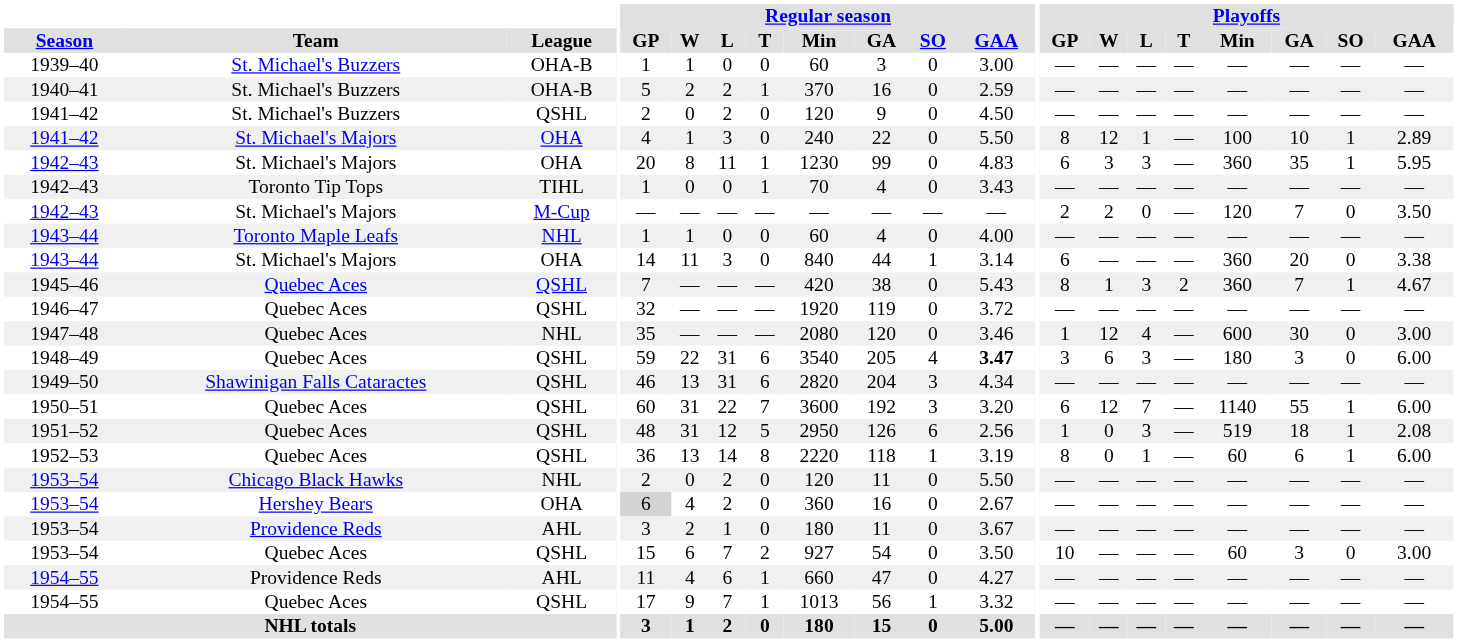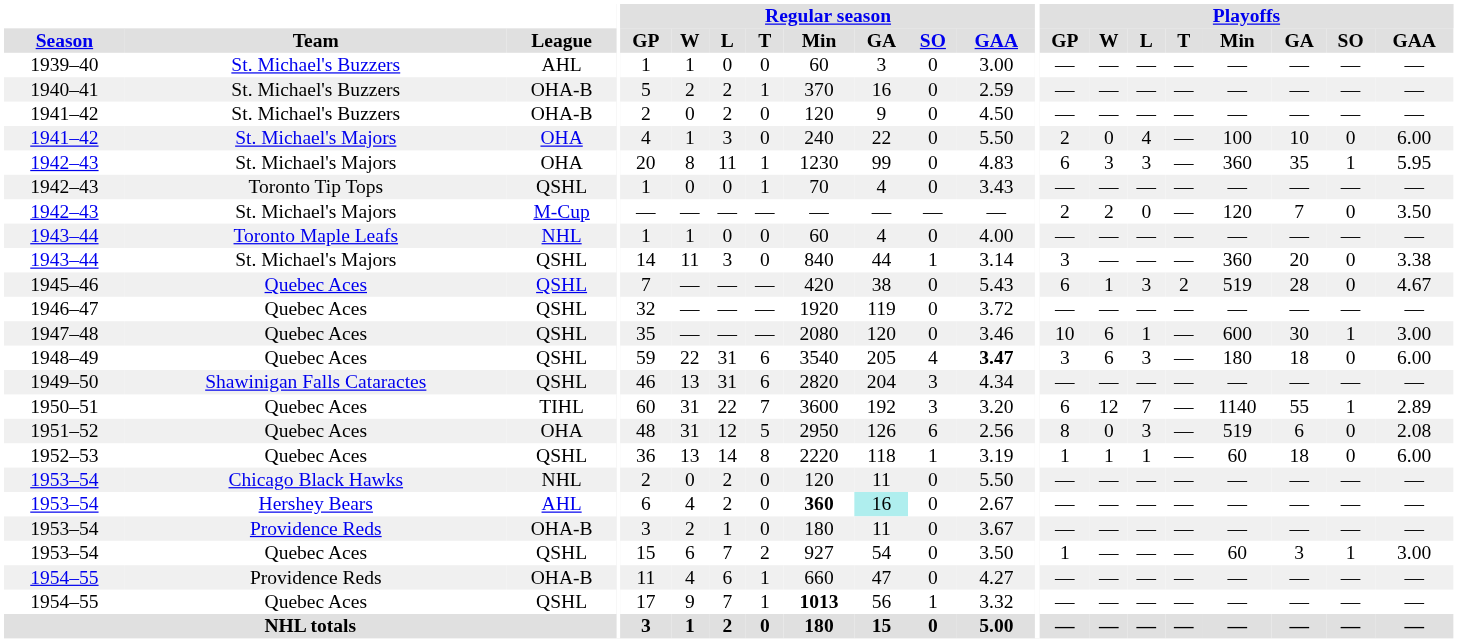(562, 64) OHA-B -> (562, 64) AHL
(562, 113) QSHL -> (562, 113) OHA-B
(1065, 138) 8 -> (1065, 138) 2
(1109, 138) 12 -> (1109, 138) 0
(1146, 138) 1 -> (1146, 138) 4
(1351, 138) 1 -> (1351, 138) 0
(1414, 138) 2.89 -> (1414, 138) 6.00
(562, 186) TIHL -> (562, 186) QSHL
(562, 260) OHA -> (562, 260) QSHL
(1065, 260) 6 -> (1065, 260) 3
(1065, 284) 8 -> (1065, 284) 6
(1237, 284) 360 -> (1237, 284) 519
(1299, 284) 7 -> (1299, 284) 28
(1351, 284) 1 -> (1351, 284) 0
(562, 333) NHL -> (562, 333) QSHL
(1065, 333) 1 -> (1065, 333) 10
(1109, 333) 12 -> (1109, 333) 6
(1146, 333) 4 -> (1146, 333) 1
(1351, 333) 0 -> (1351, 333) 1
(1299, 357) 3 -> (1299, 357) 18
(562, 406) QSHL -> (562, 406) TIHL
(1414, 406) 6.00 -> (1414, 406) 2.89
(562, 430) QSHL -> (562, 430) OHA
(1065, 430) 1 -> (1065, 430) 8
(1299, 430) 18 -> (1299, 430) 6
(1351, 430) 1 -> (1351, 430) 0
(1065, 455) 8 -> (1065, 455) 1
(1109, 455) 0 -> (1109, 455) 1
(1299, 455) 6 -> (1299, 455) 18
(1351, 455) 1 -> (1351, 455) 0
(562, 504) OHA -> (562, 504) AHL
(646, 504) lightgrey background -> (646, 504) no background
(819, 504) normal -> (819, 504) bold
(881, 504) no background -> (881, 504) paleturquoise background
(562, 528) AHL -> (562, 528) OHA-B
(1065, 552) 10 -> (1065, 552) 1
(1351, 552) 0 -> (1351, 552) 1
(562, 577) AHL -> (562, 577) OHA-B
(819, 601) normal -> (819, 601) bold
